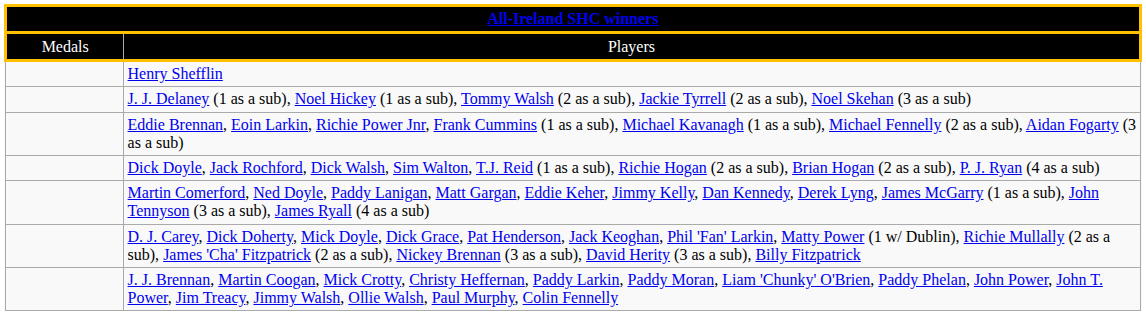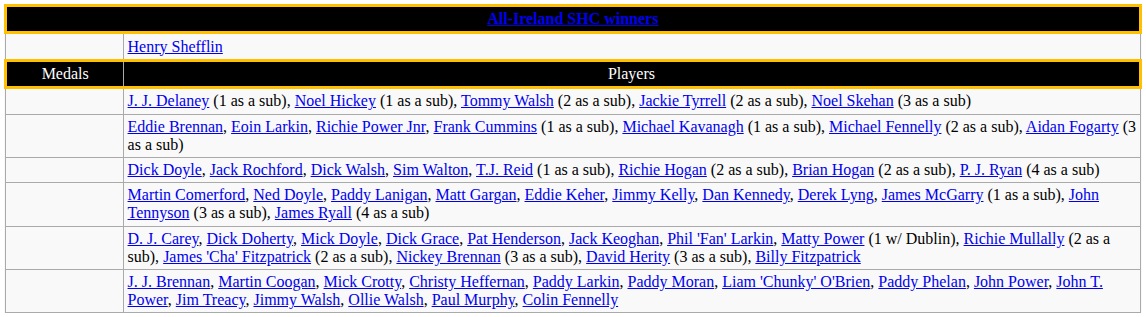rows swapped: (631, 46) <-> (175, 73)
